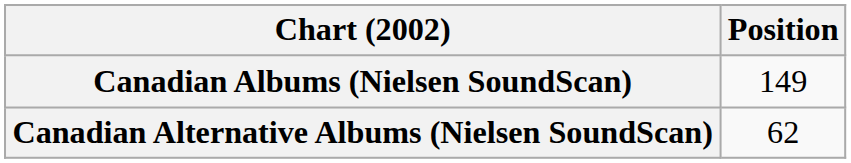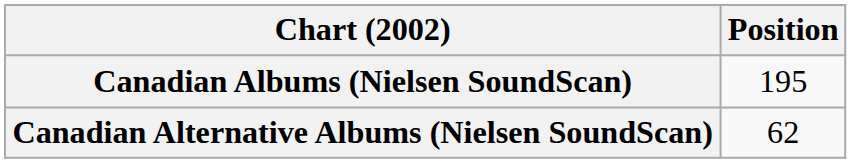(783, 81) 149 -> (783, 81) 195
